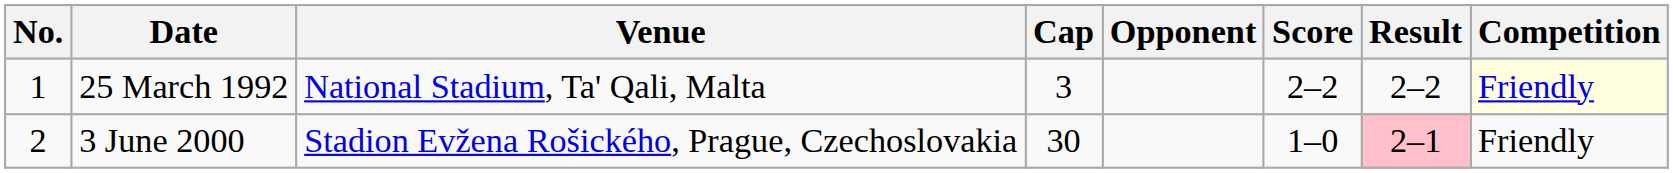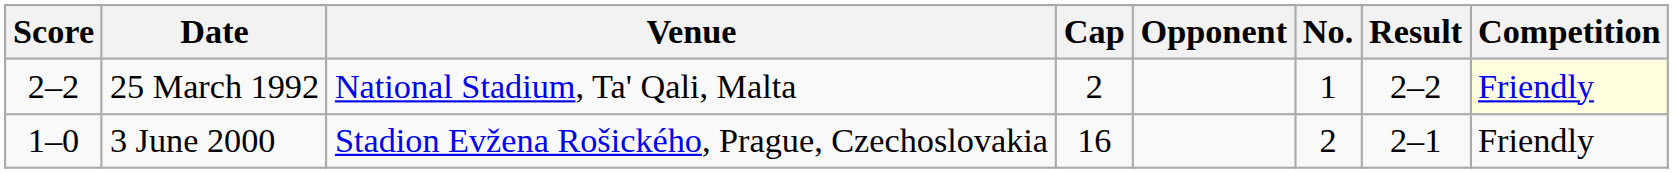columns swapped: (38, 31) <-> (1313, 31)
(1064, 85) 3 -> (1094, 85) 2
(1064, 140) 30 -> (1094, 140) 16
(1416, 140) pink background -> (1416, 140) no background
